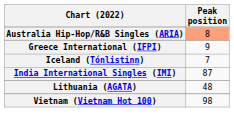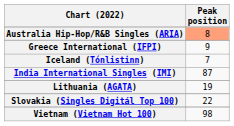(207, 87) 48 -> (207, 87) 19
+ row: (95, 101)
